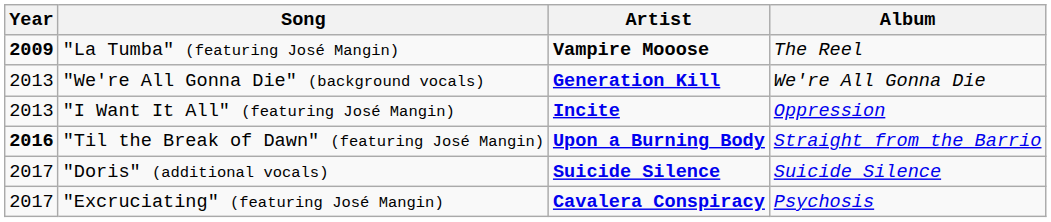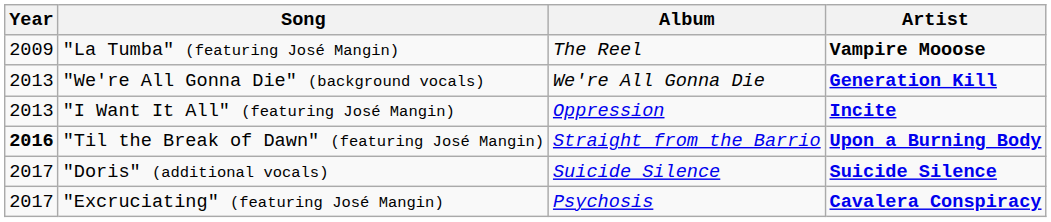columns swapped: (908, 20) <-> (659, 20)
(31, 50) bold -> (31, 50) normal
